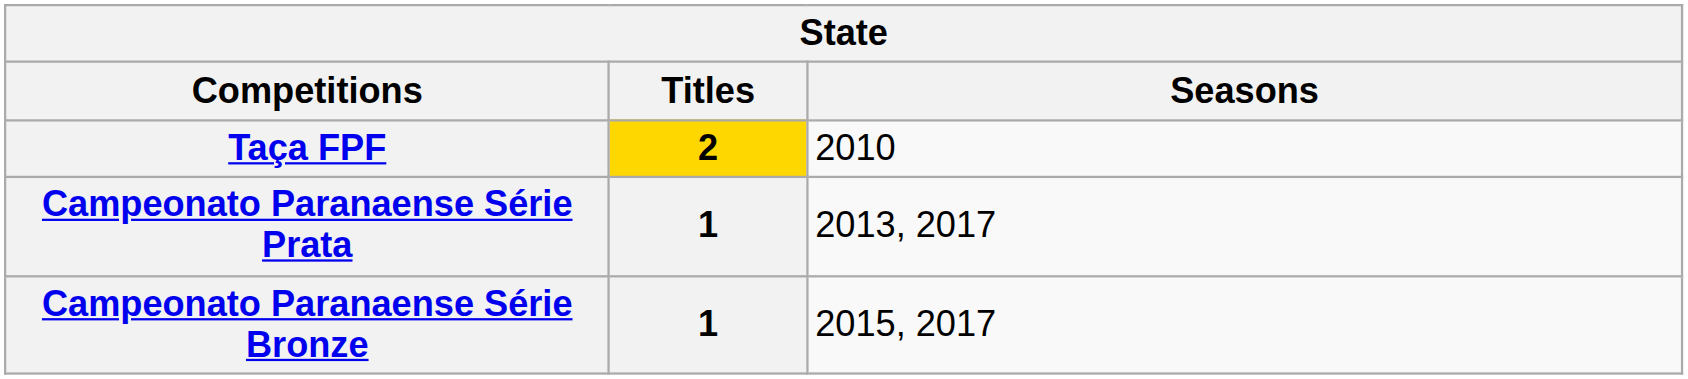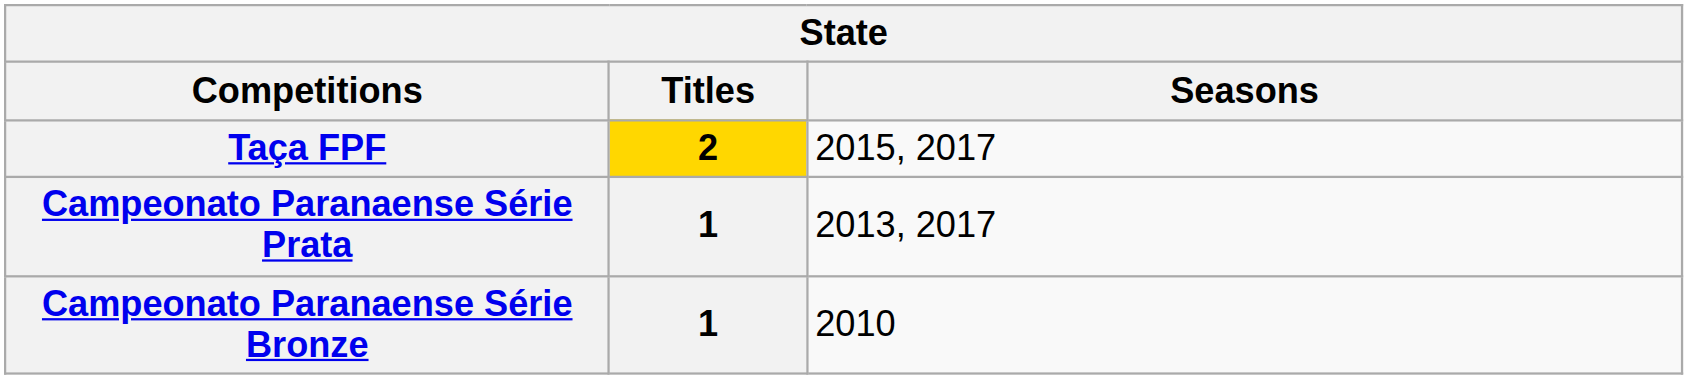(855, 147) 2010 -> (906, 147) 2015, 2017
(906, 323) 2015, 2017 -> (855, 323) 2010
